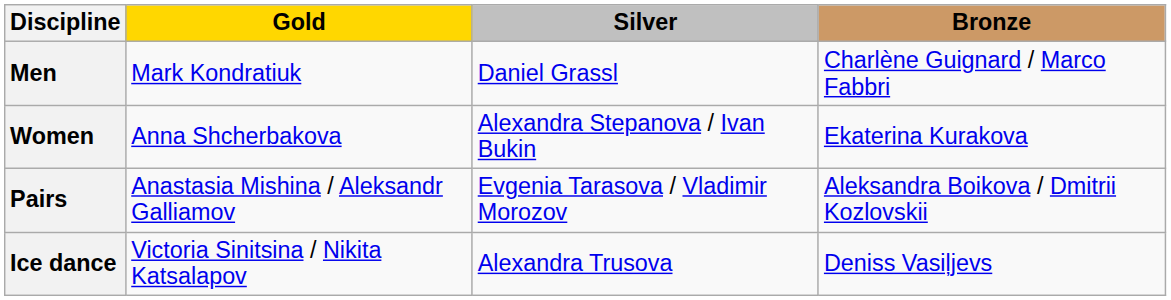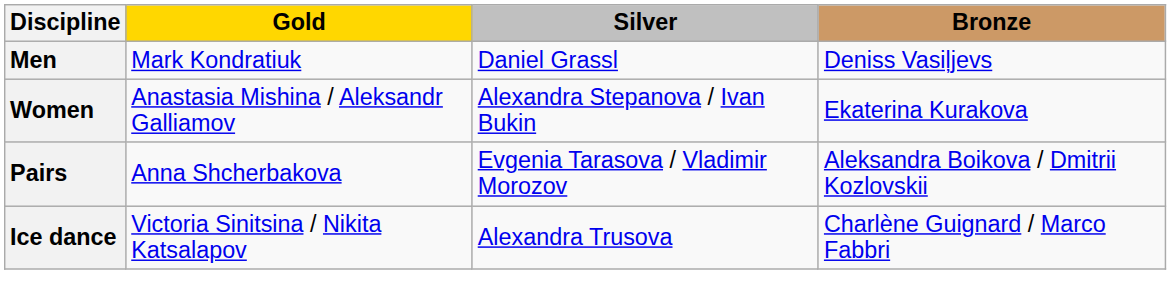(965, 73) Charlène Guignard / Marco Fabbri -> (908, 60) Deniss Vasiļjevs
(236, 136) Anna Shcherbakova -> (287, 110) Anastasia Mishina / Aleksandr Galliamov
(287, 199) Anastasia Mishina / Aleksandr Galliamov -> (236, 173) Anna Shcherbakova
(908, 263) Deniss Vasiļjevs -> (965, 236) Charlène Guignard / Marco Fabbri
